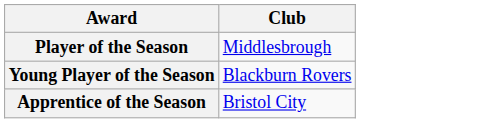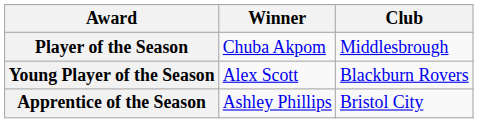+ column: (277, 18)
